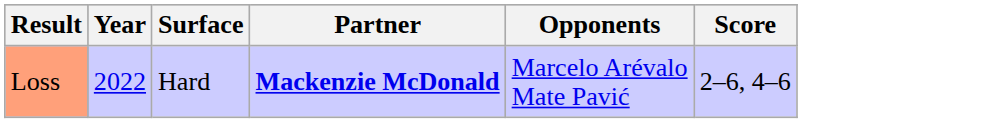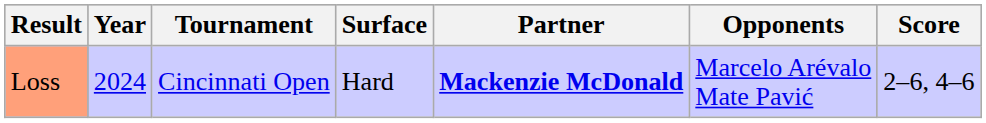+ column: (244, 25)
(120, 81) 2022 -> (120, 81) 2024
